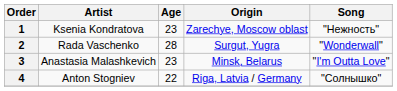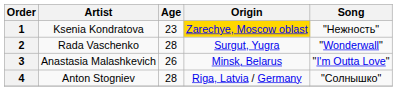(247, 29) no background -> (247, 29) gold background
(171, 61) 23 -> (171, 61) 26
(171, 78) 22 -> (171, 78) 28
